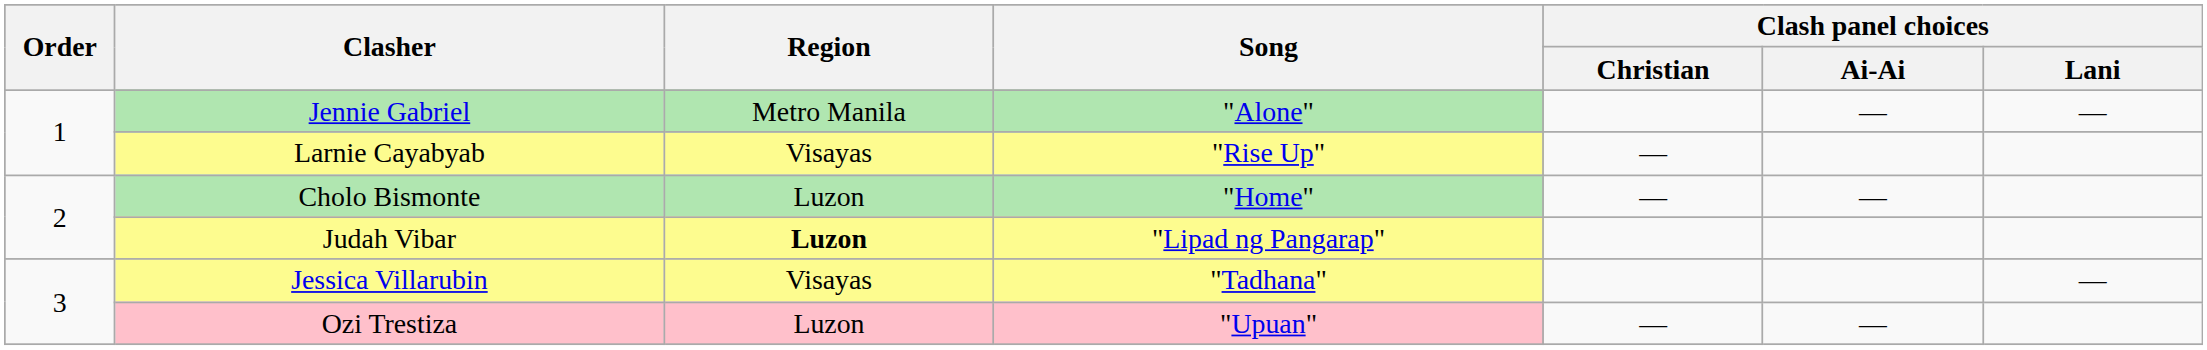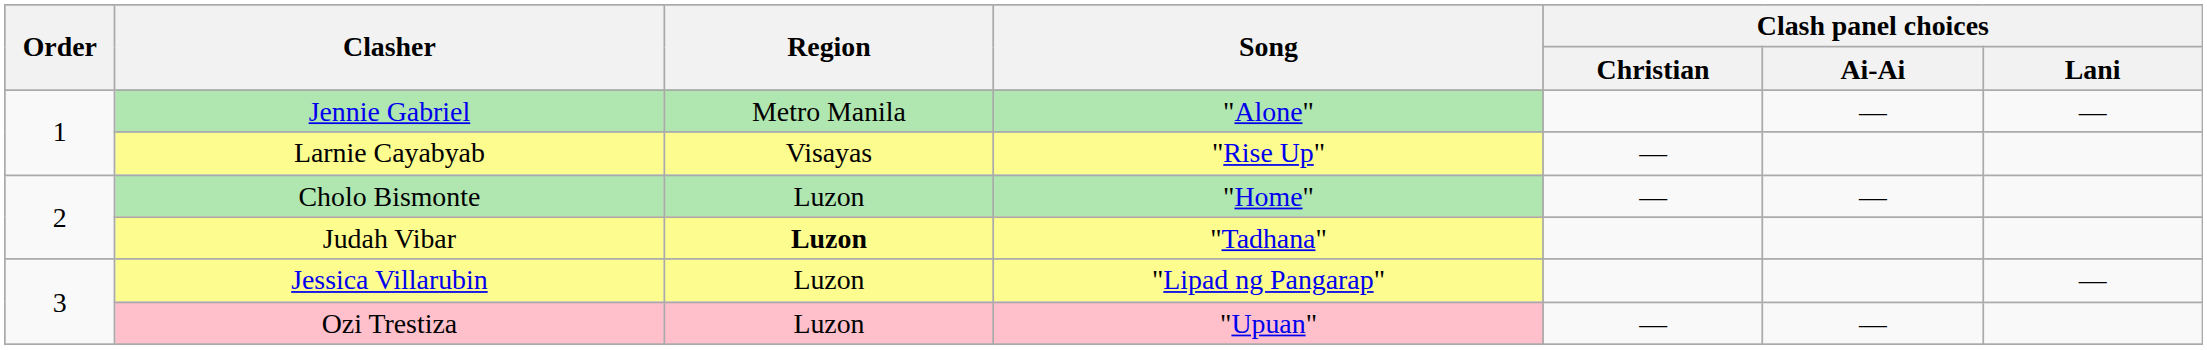(1269, 238) "Lipad ng Pangarap" -> (1269, 238) "Tadhana"
(829, 281) Visayas -> (829, 281) Luzon
(1269, 281) "Tadhana" -> (1269, 281) "Lipad ng Pangarap"
